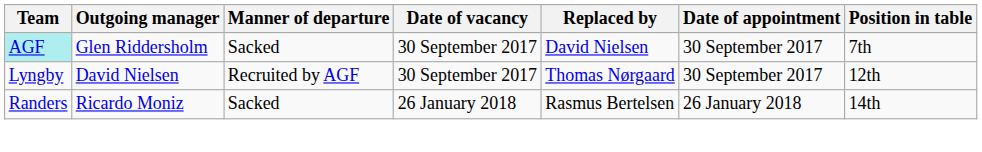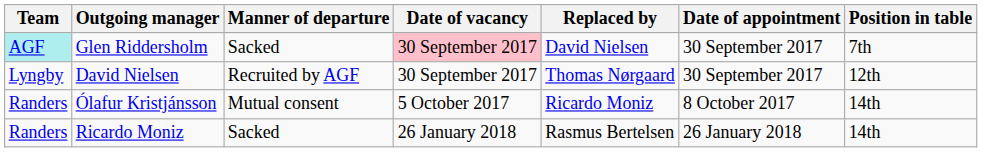(467, 47) no background -> (467, 47) pink background
+ row: (146, 103)
